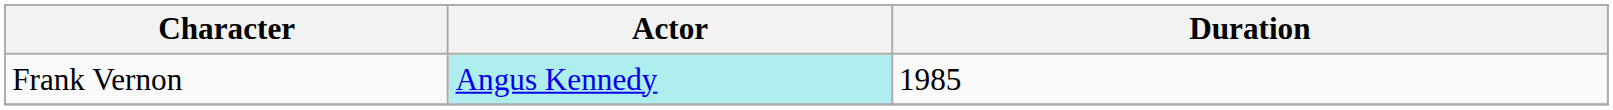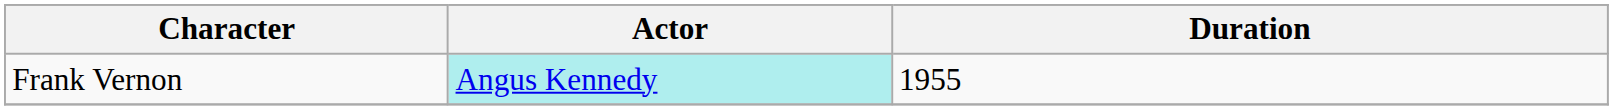(930, 78) 1985 -> (930, 78) 1955
